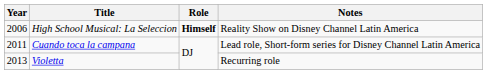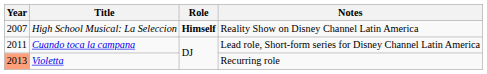(17, 28) 2006 -> (17, 28) 2007
(17, 61) no background -> (17, 61) lightsalmon background
